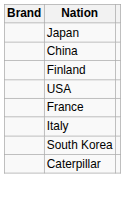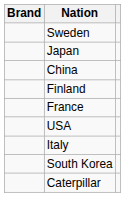+ row: (68, 32)
rows swapped: (59, 88) <-> (65, 107)
